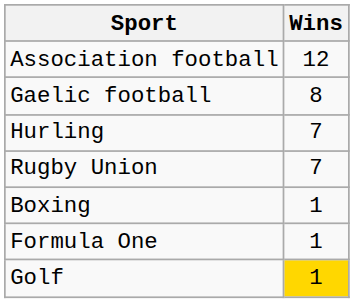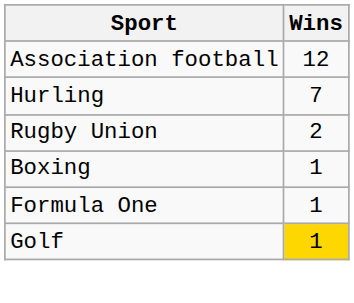- row: (111, 96)
(316, 169) 7 -> (316, 132) 2
